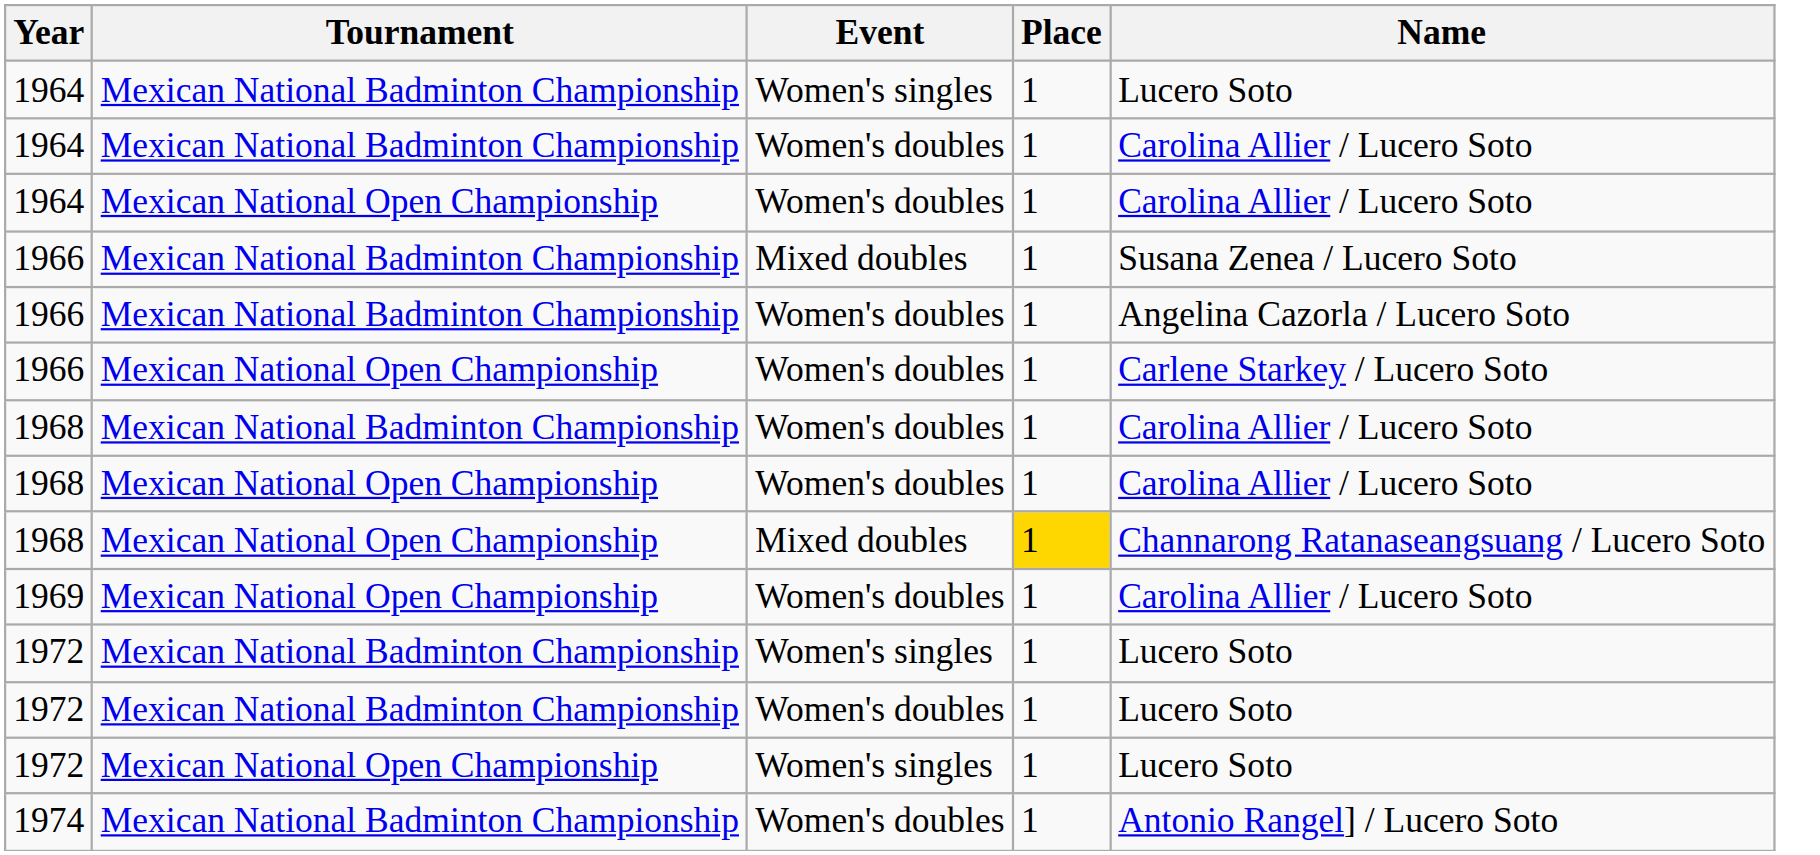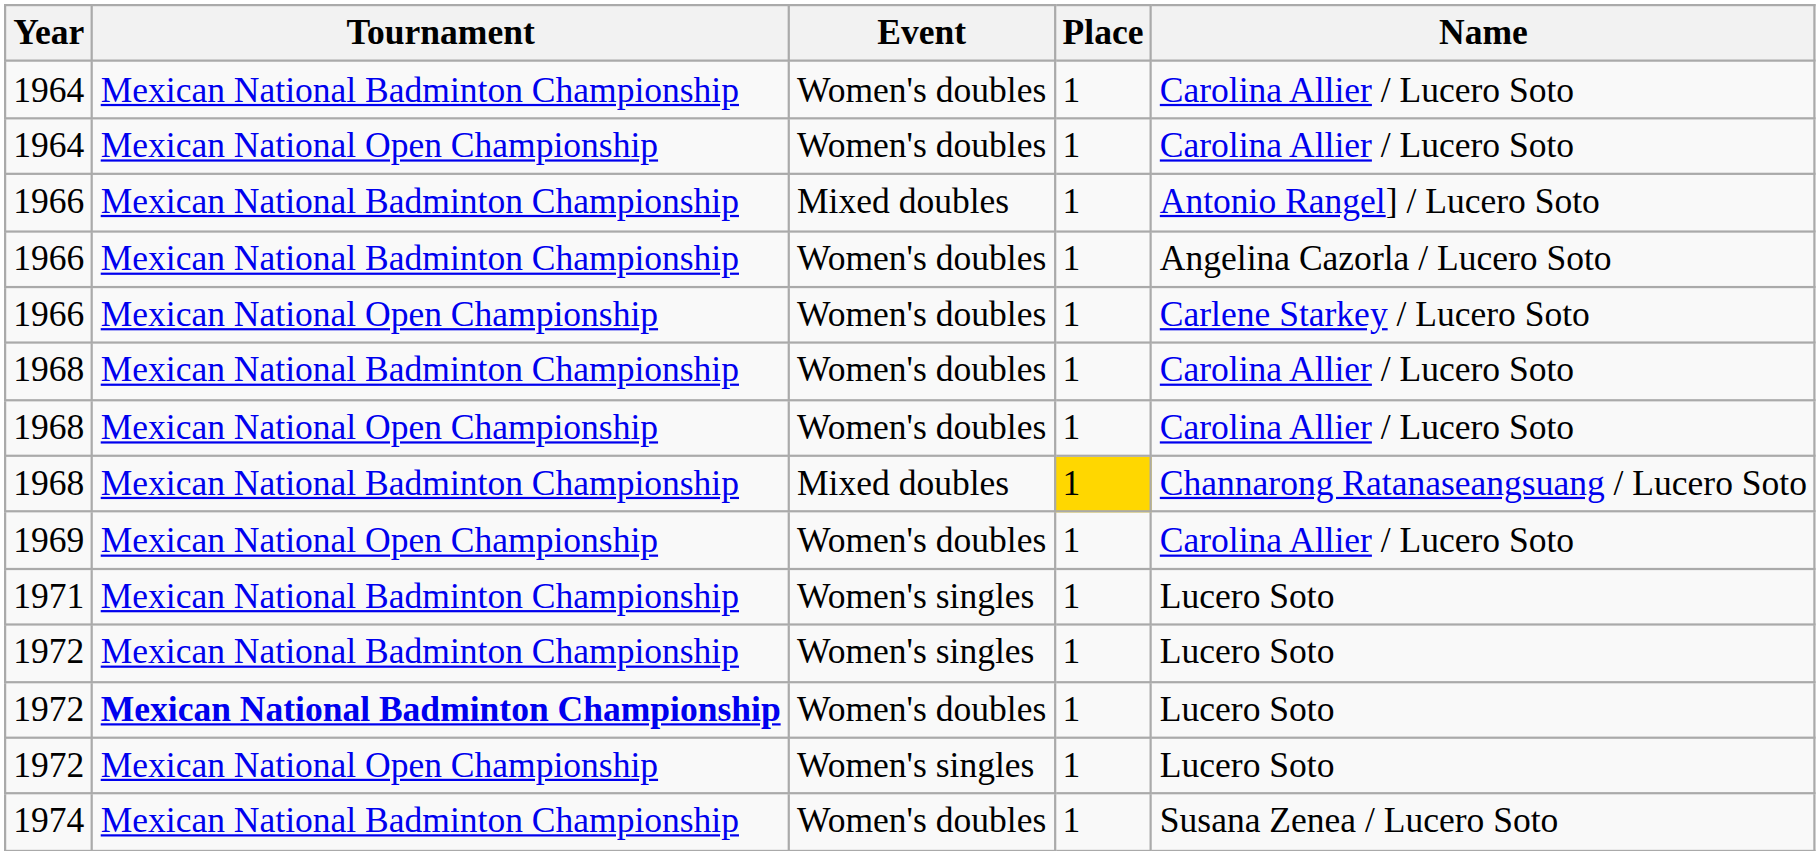- row: (49, 88)
(1317, 257) Susana Zenea / Lucero Soto -> (1380, 201) Antonio Rangel] / Lucero Soto
(379, 539) Mexican National Open Championship -> (420, 483) Mexican National Badminton Championship
+ row: (49, 595)
(420, 708) normal -> (441, 708) bold
(1338, 821) Antonio Rangel] / Lucero Soto -> (1359, 821) Susana Zenea / Lucero Soto
